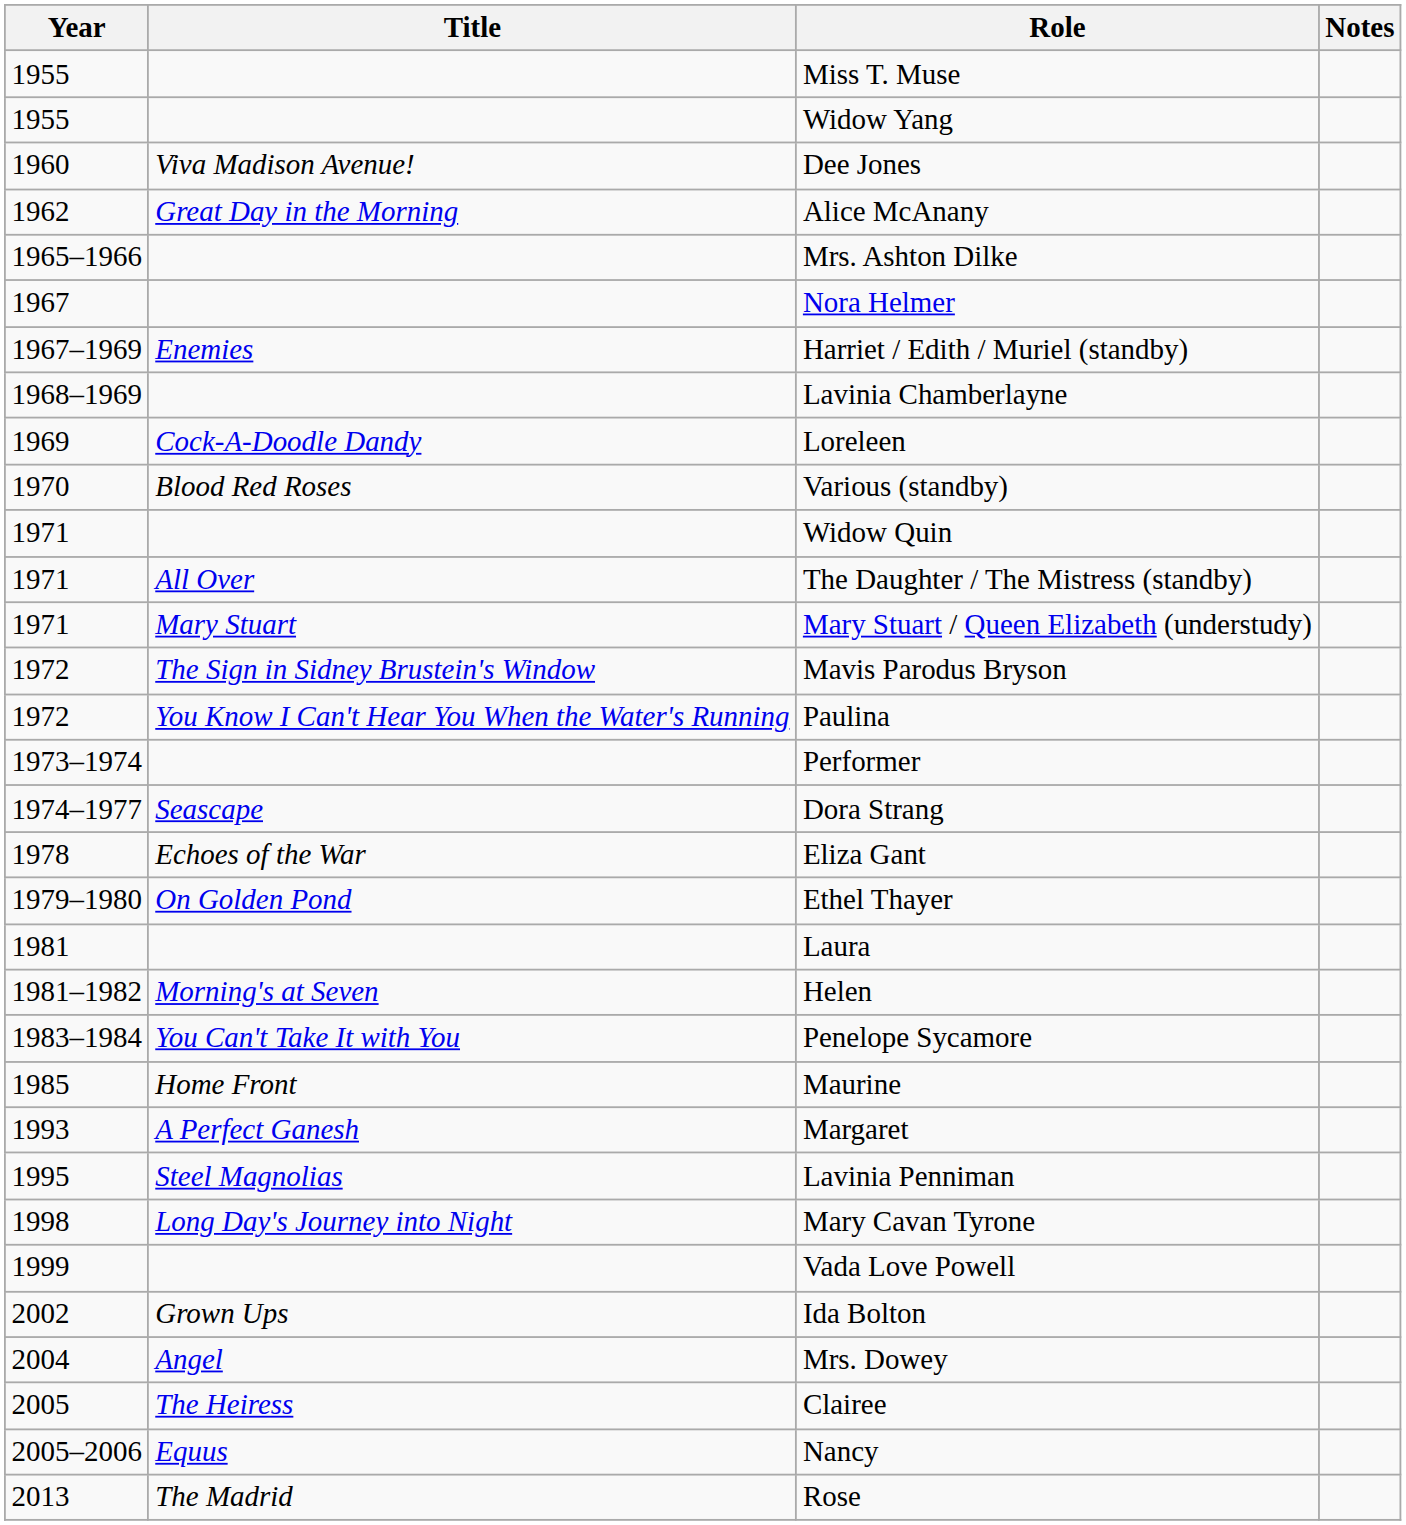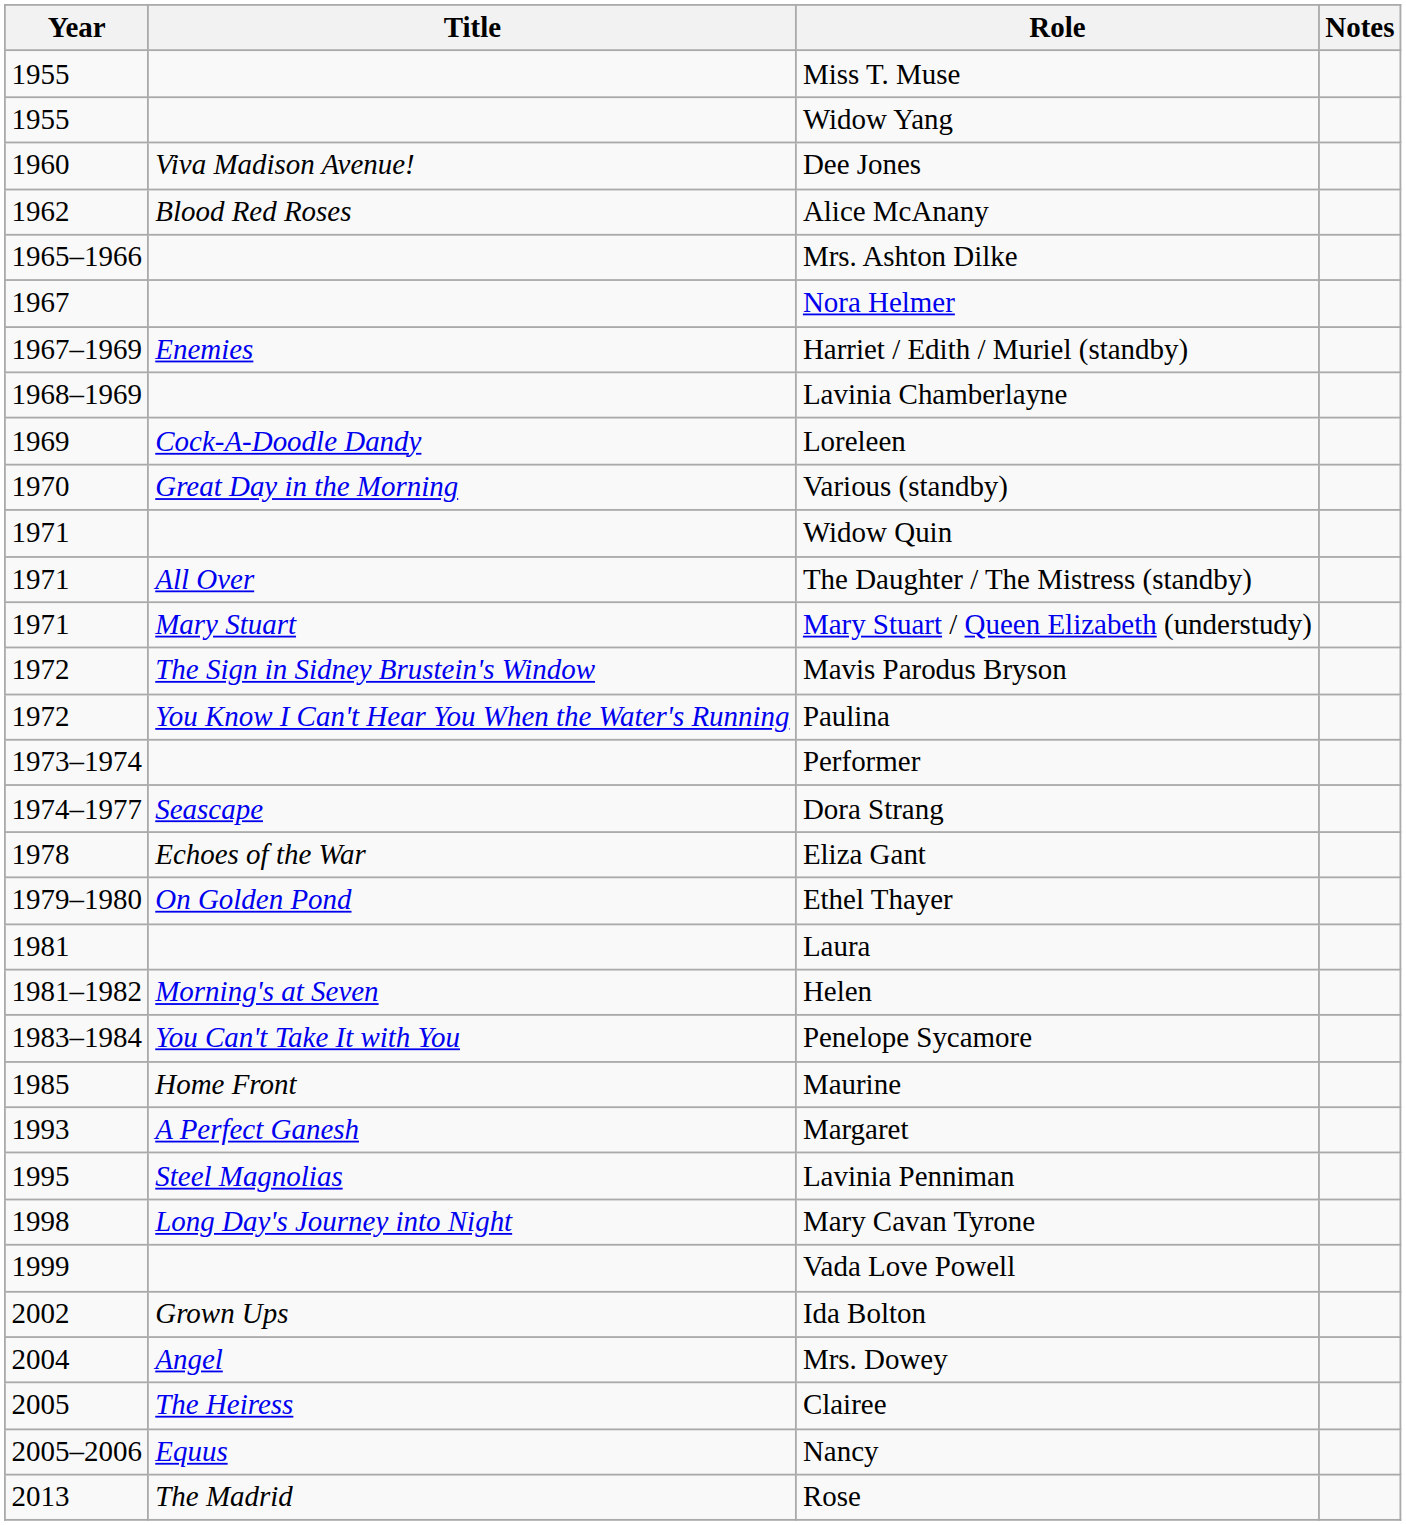(307, 211) Great Day in the Morning -> (253, 211) Blood Red Roses
(253, 486) Blood Red Roses -> (307, 486) Great Day in the Morning
